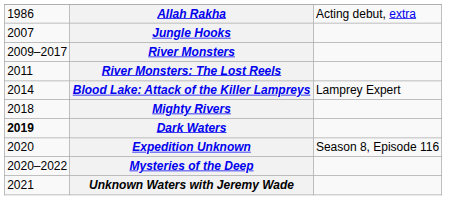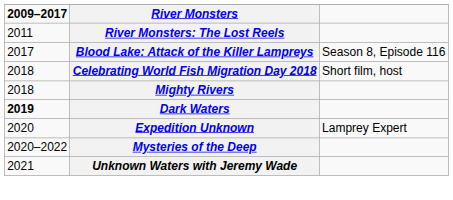- row: (192, 14)
- row: (192, 33)
(37, 52) normal -> (37, 14) bold
(20, 90) 2014 -> (20, 52) 2017
(358, 90) Lamprey Expert -> (384, 52) Season 8, Episode 116
+ row: (195, 71)
(377, 147) Season 8, Episode 116 -> (364, 128) Lamprey Expert
